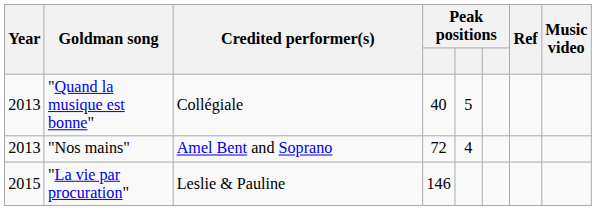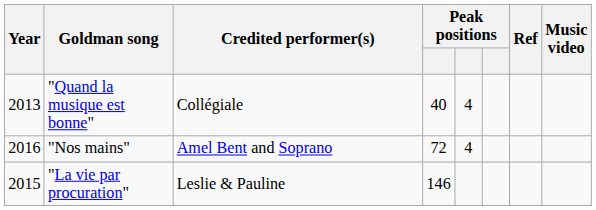(468, 104) 5 -> (468, 104) 4
(24, 148) 2013 -> (24, 148) 2016
